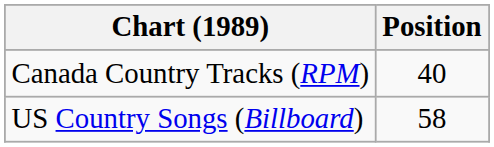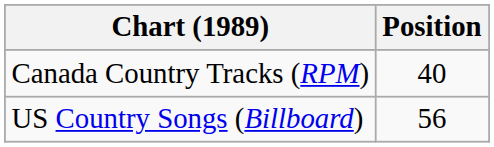(432, 118) 58 -> (432, 118) 56
